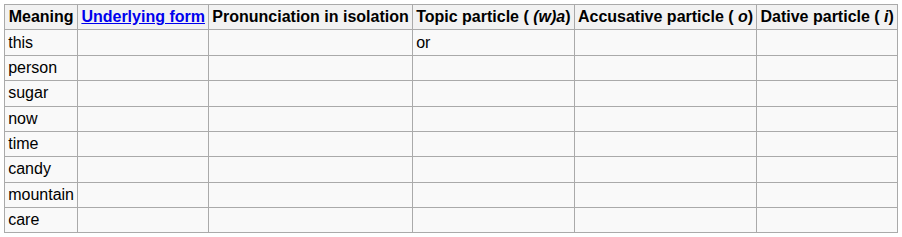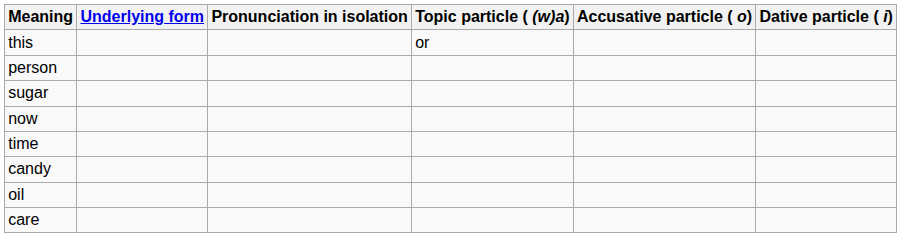+ row: (16, 194)
- row: (41, 194)
